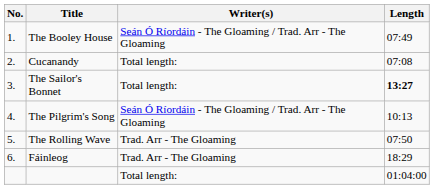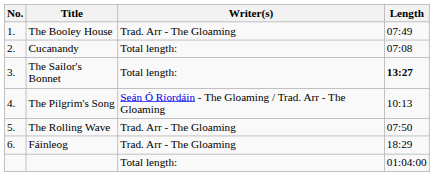(233, 37) Seán Ó Ríordáin - The Gloaming / Trad. Arr - The Gloaming -> (178, 31) Trad. Arr - The Gloaming
